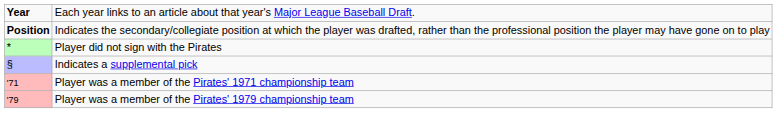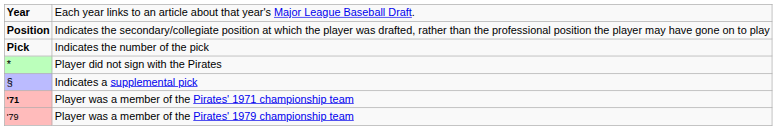+ row: (132, 47)
(13, 82) normal -> (13, 99) bold
